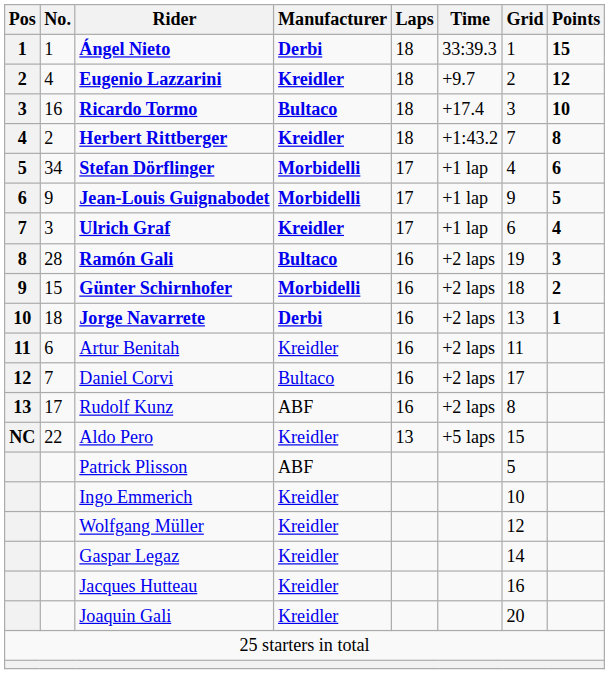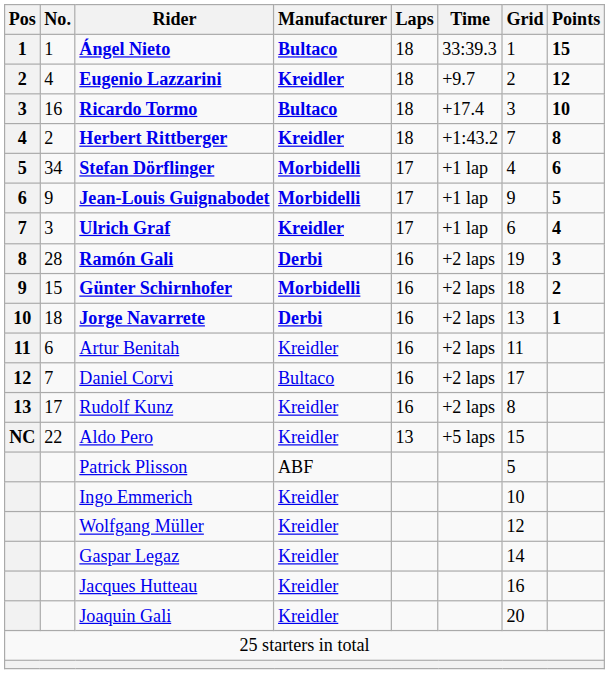(300, 49) Derbi -> (308, 49) Bultaco
(308, 258) Bultaco -> (300, 258) Derbi
(296, 407) ABF -> (308, 407) Kreidler
